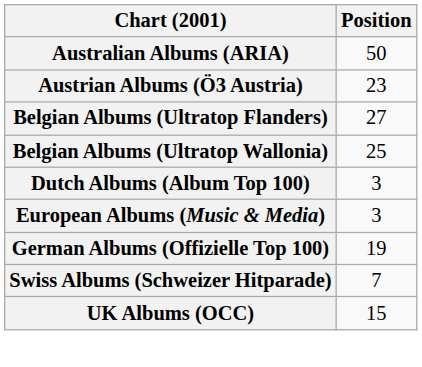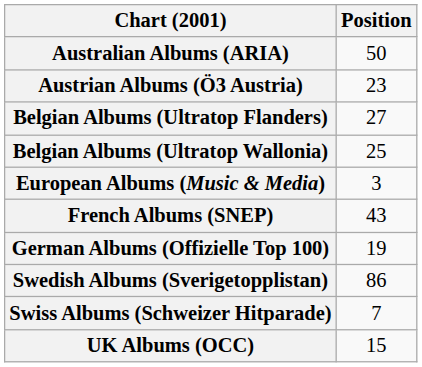- row: (170, 183)
+ row: (170, 215)
+ row: (170, 280)
